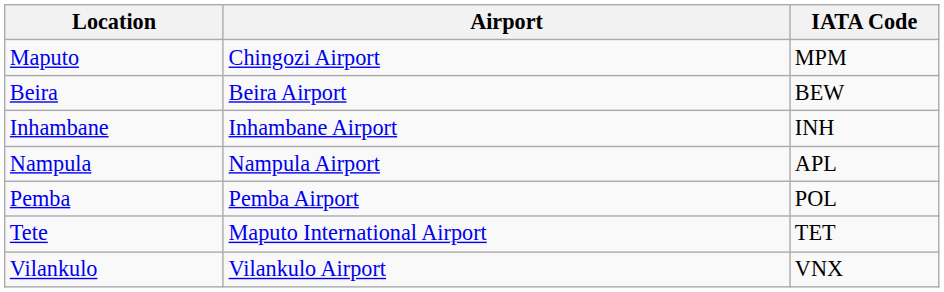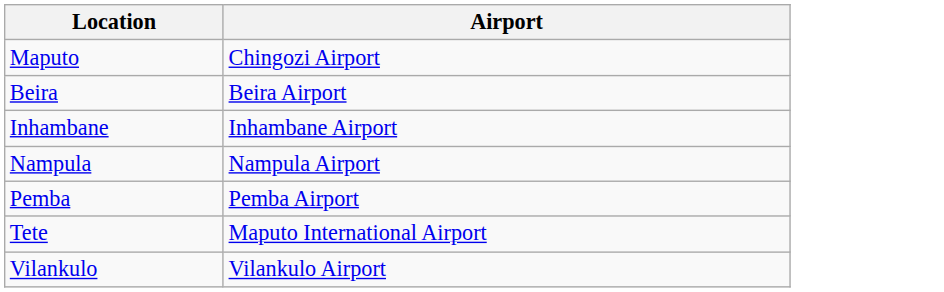- column: (864, 22)
